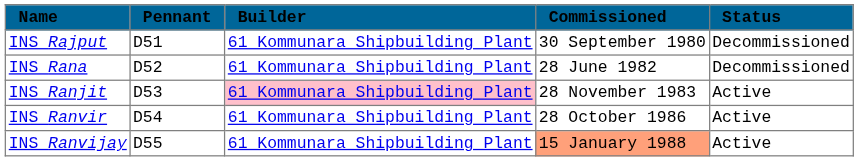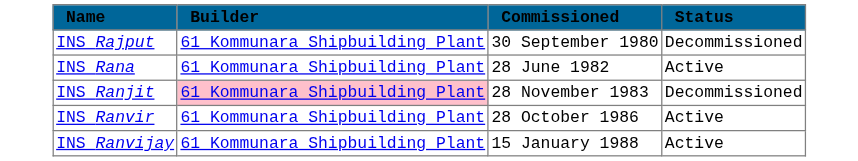- column: (177, 17)
(781, 68) Decommissioned -> (694, 68) Active
(742, 93) Active -> (734, 93) Decommissioned
(613, 143) lightsalmon background -> (565, 143) no background
